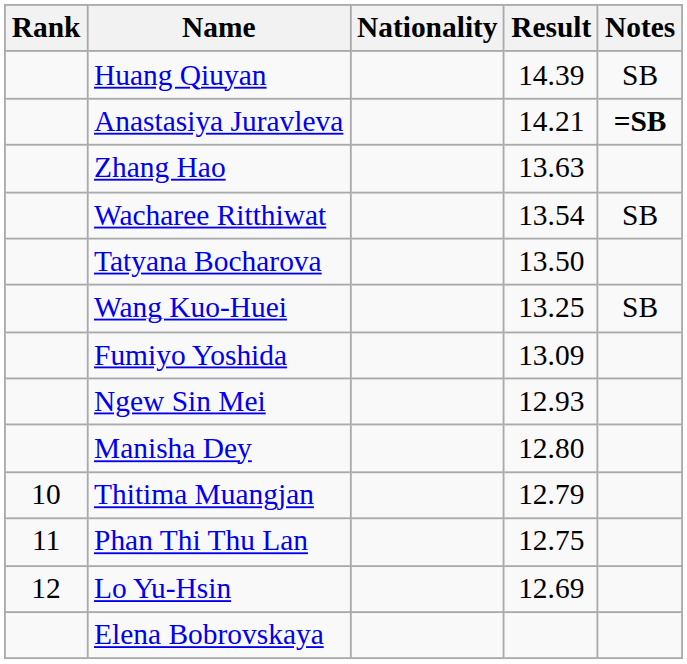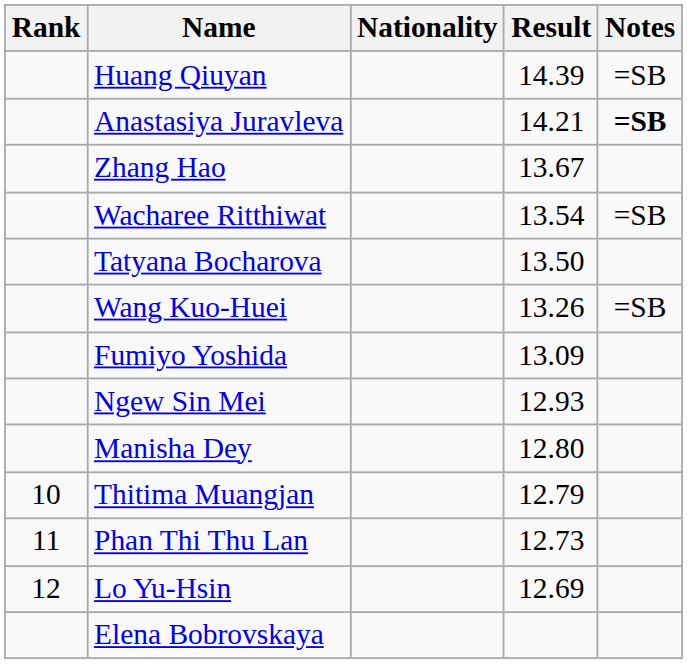(640, 74) SB -> (640, 74) =SB
(551, 167) 13.63 -> (551, 167) 13.67
(640, 214) SB -> (640, 214) =SB
(551, 307) 13.25 -> (551, 307) 13.26
(640, 307) SB -> (640, 307) =SB
(551, 541) 12.75 -> (551, 541) 12.73
